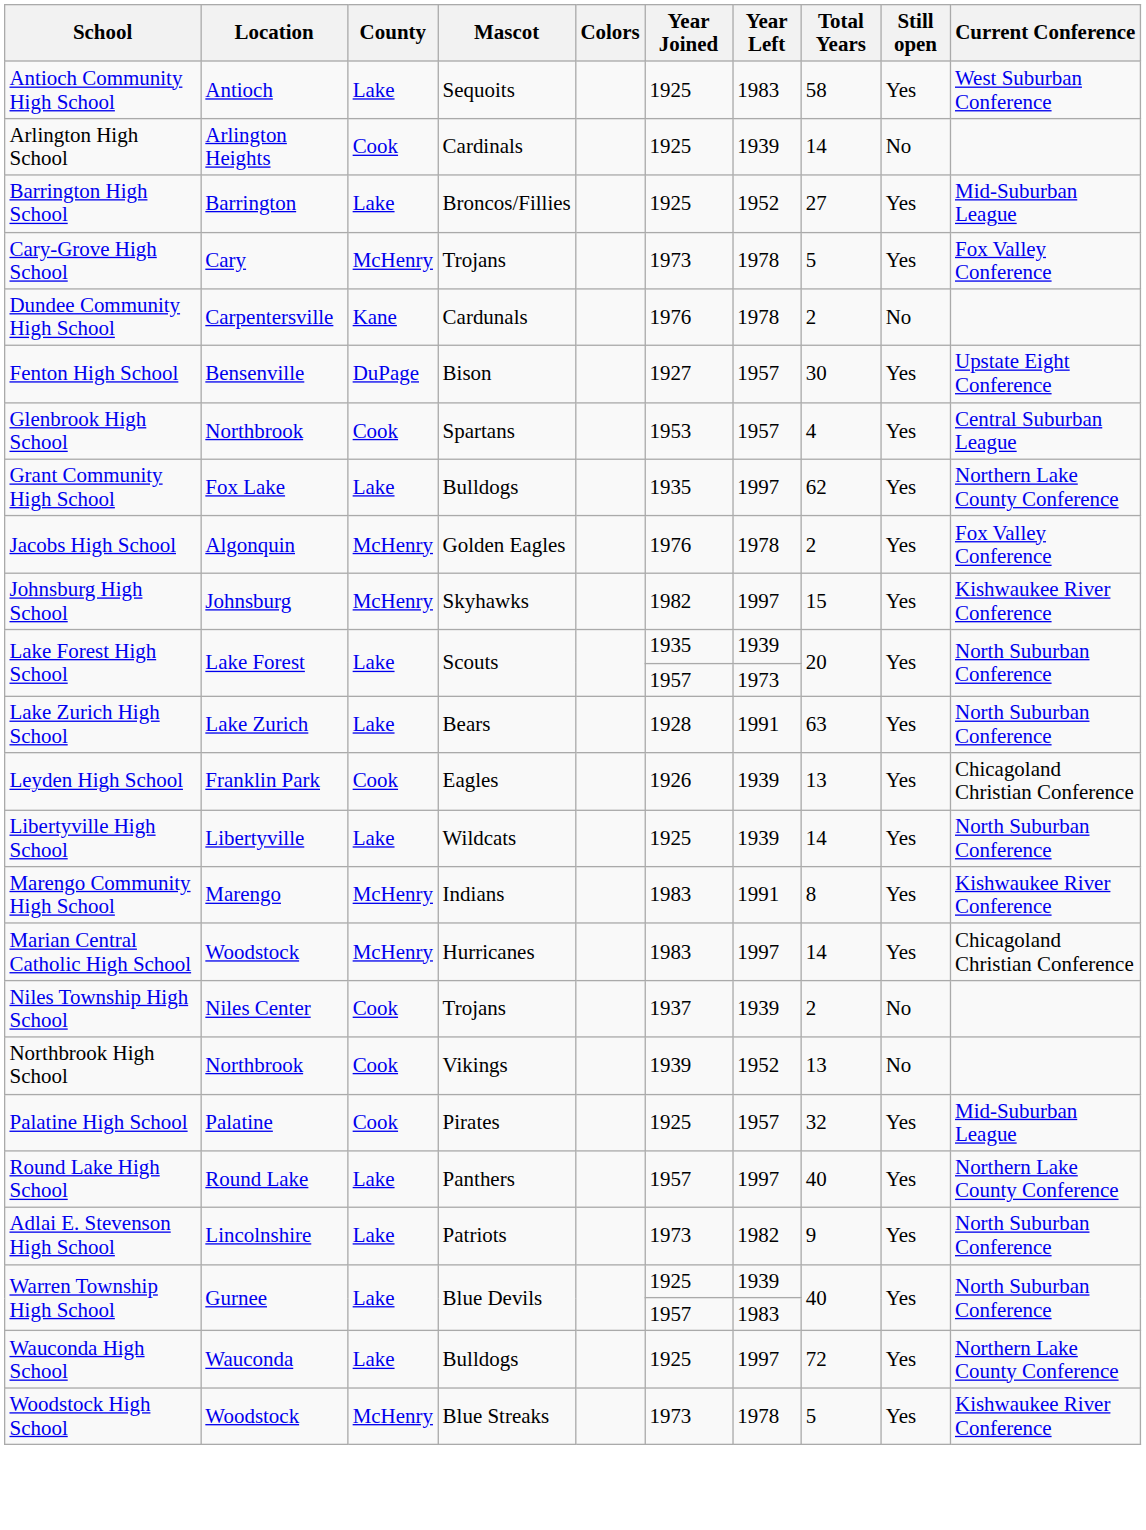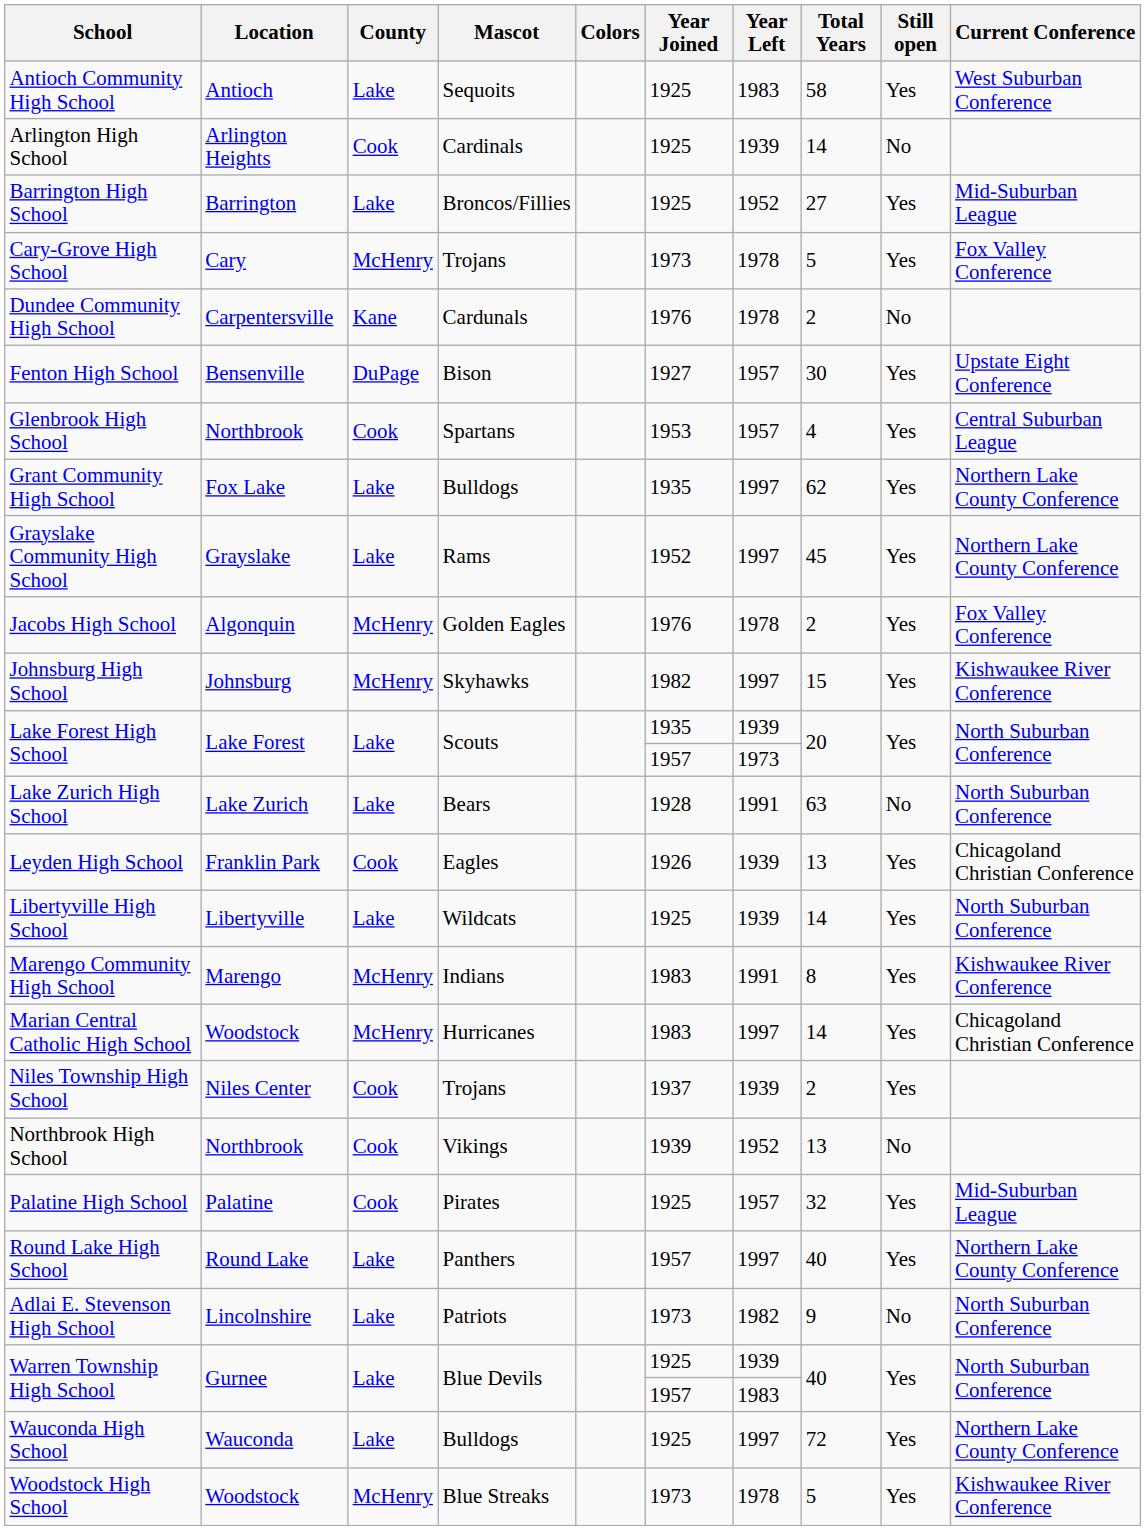+ row: (83, 556)
(901, 724) Yes -> (898, 804) No
(898, 1008) No -> (901, 1088) Yes
(901, 1235) Yes -> (898, 1316) No
